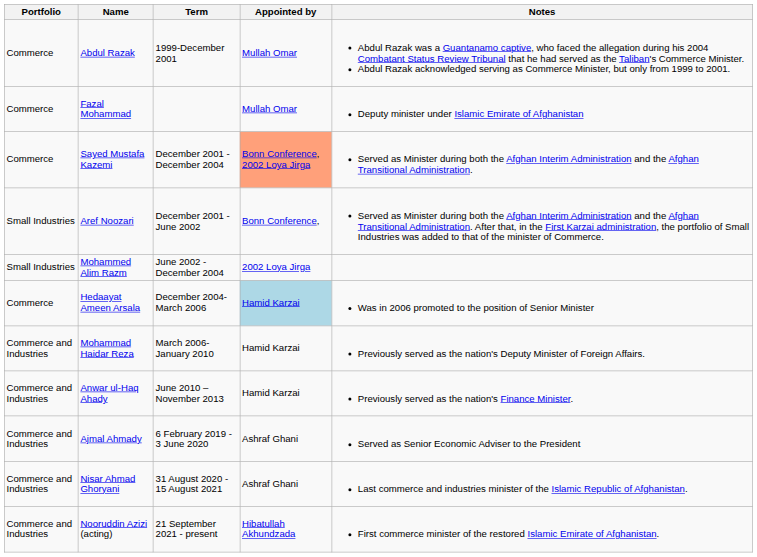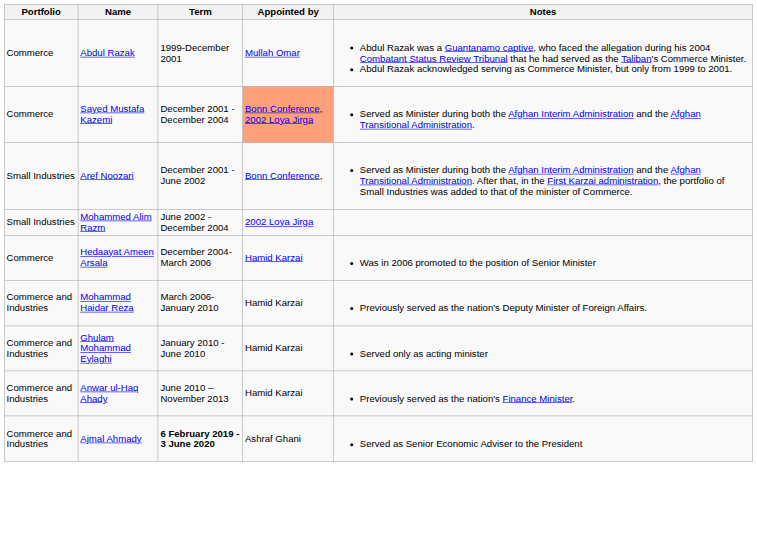- row: (106, 109)
(271, 303) lightblue background -> (274, 258) no background
+ row: (106, 348)
(194, 438) normal -> (200, 438) bold
- row: (108, 484)
- row: (114, 529)
